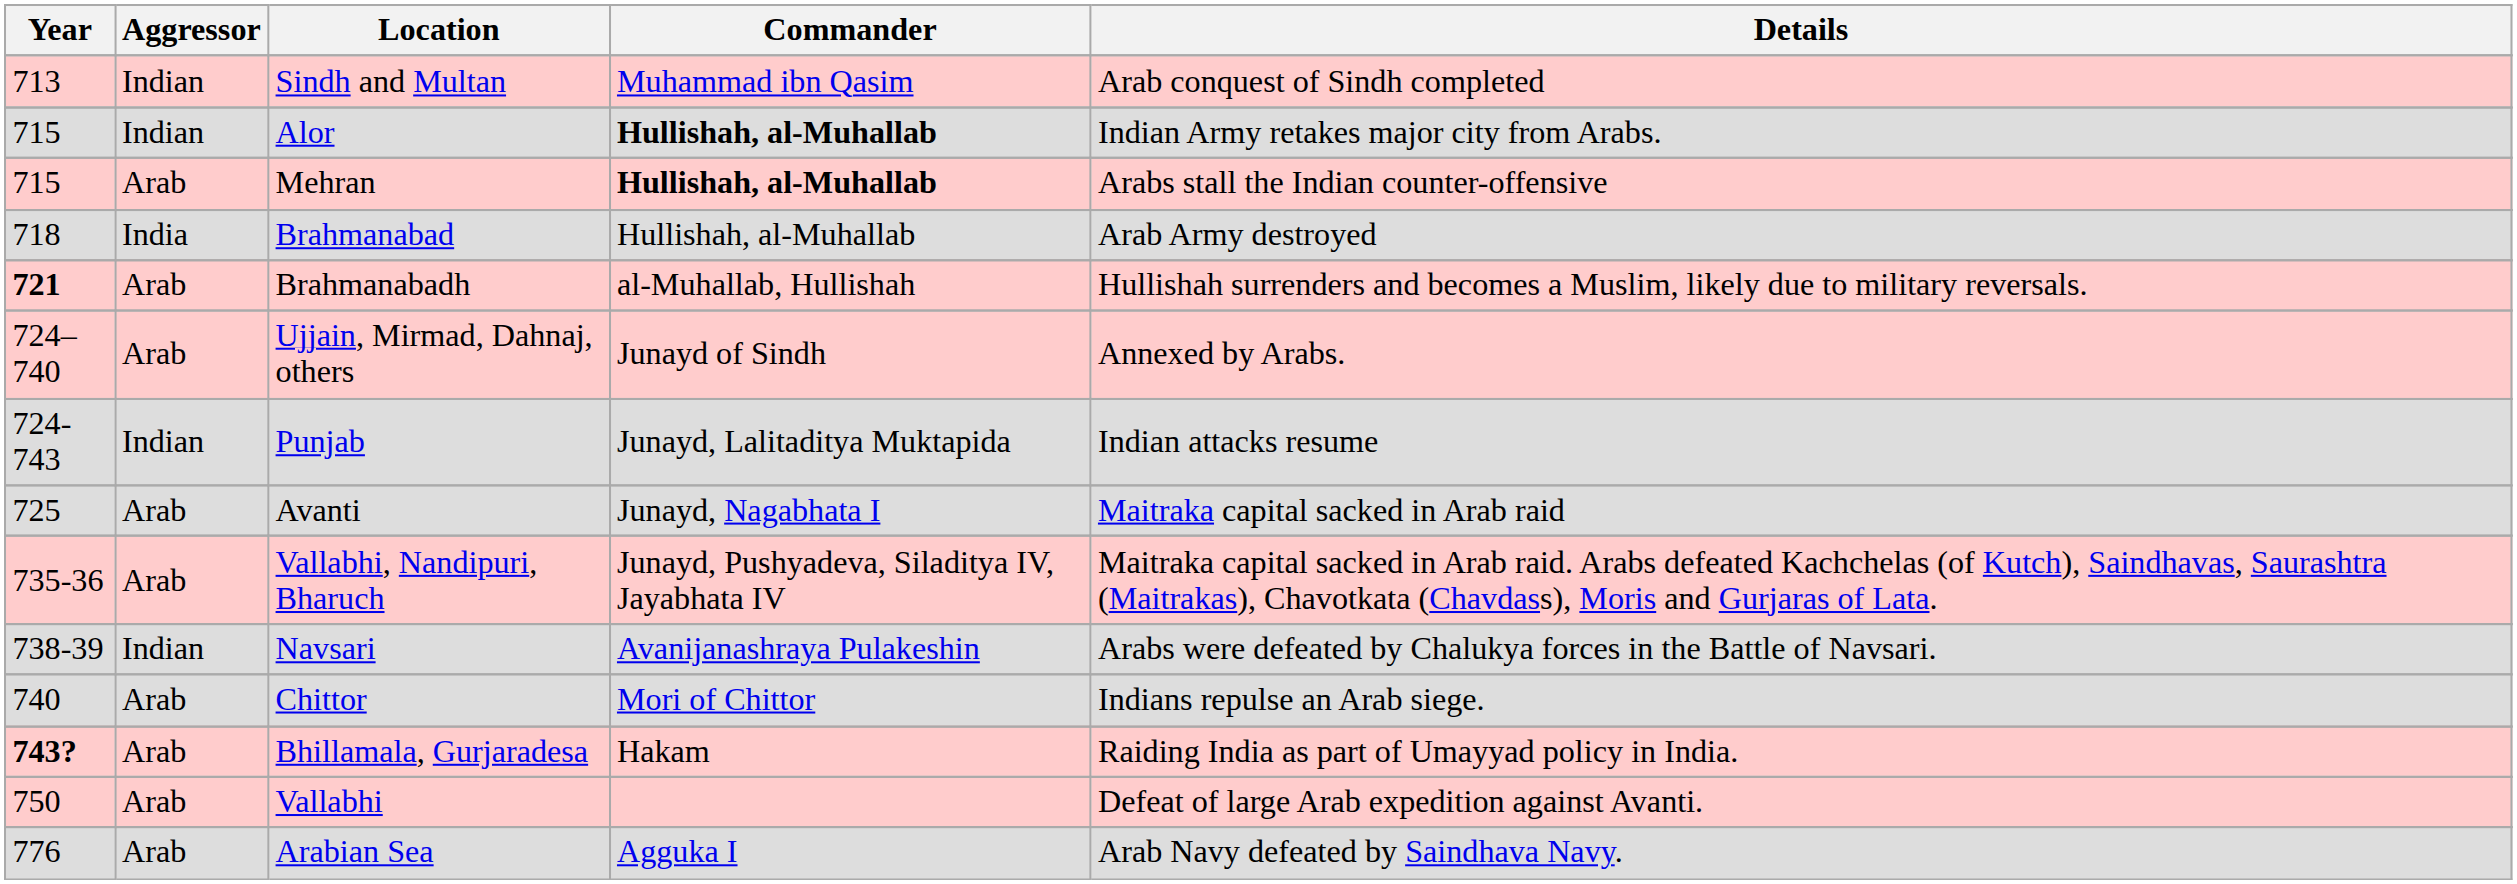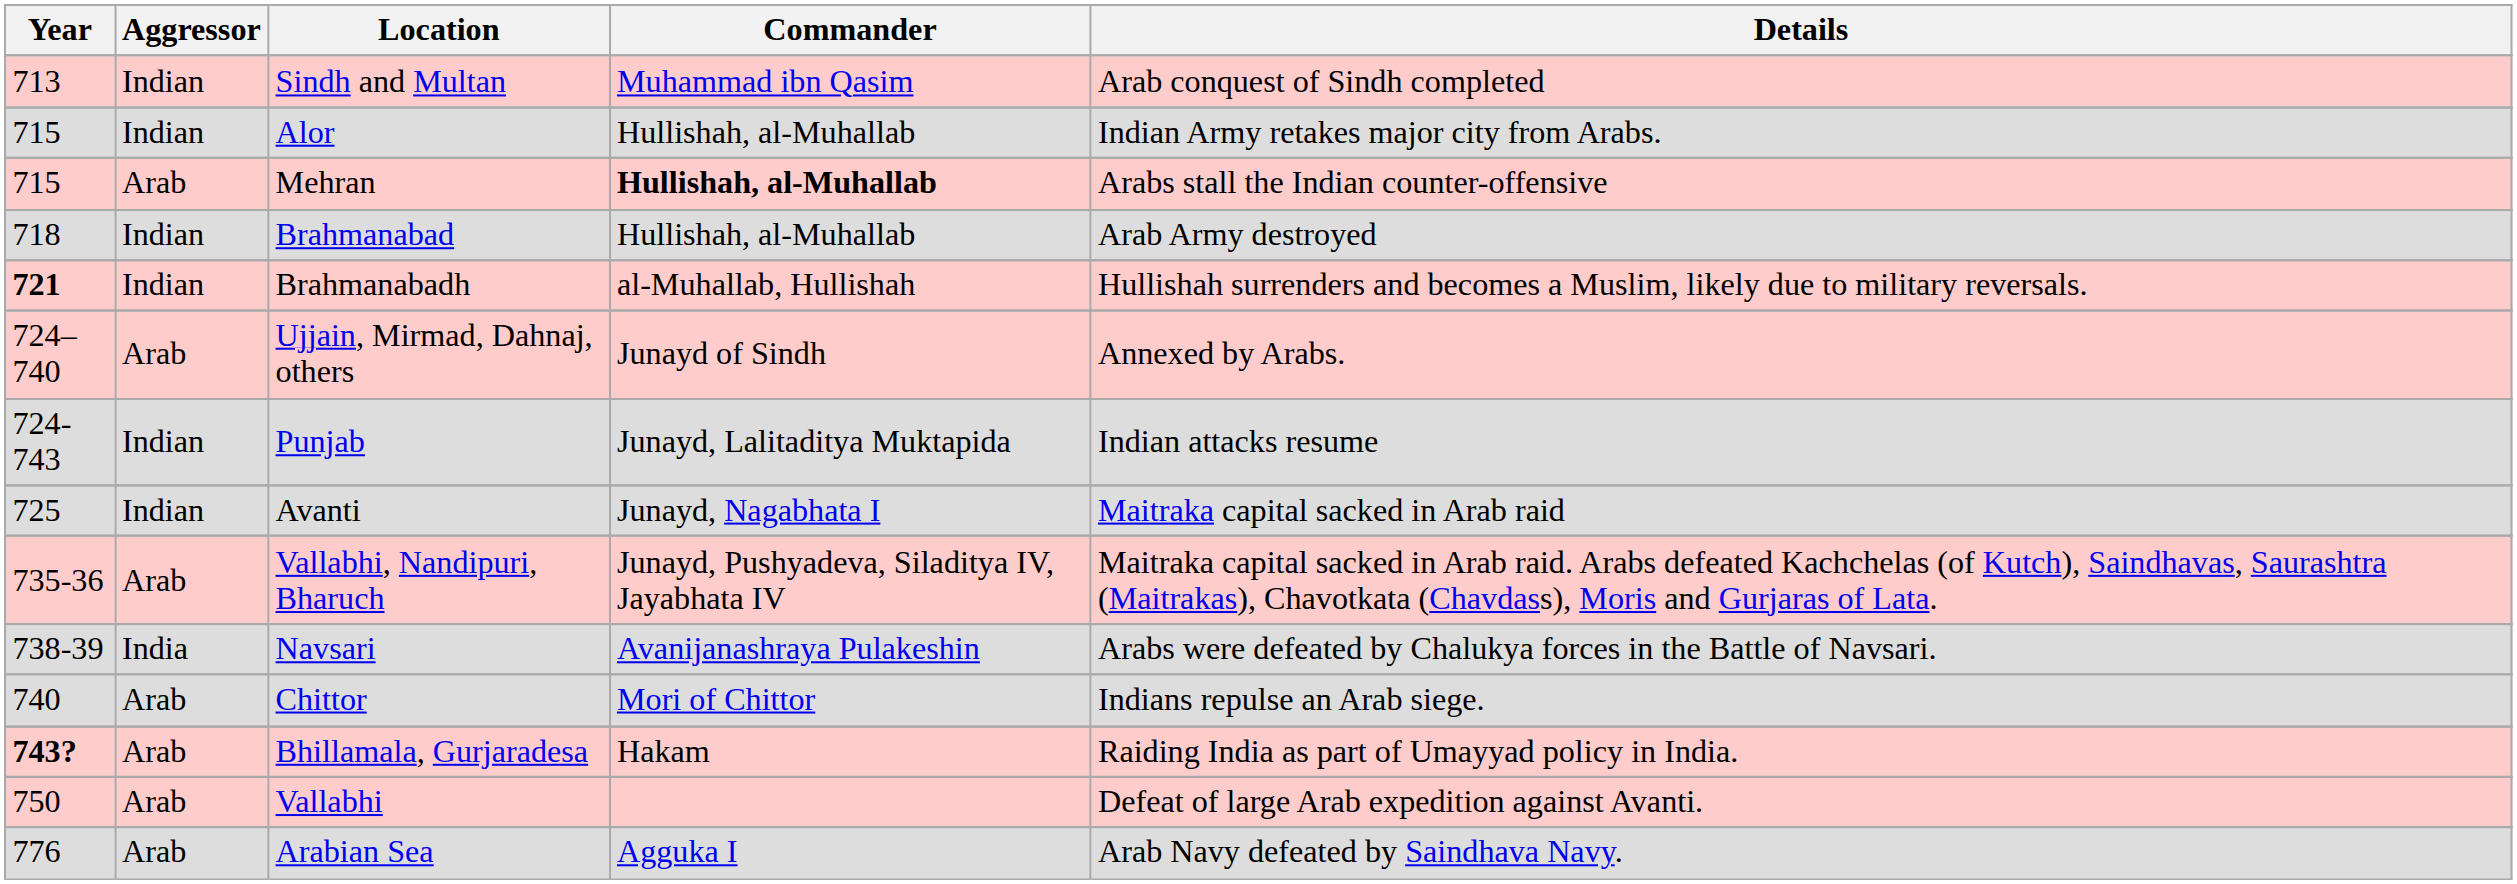(777, 132) bold -> (766, 132) normal
(155, 234) India -> (163, 234) Indian
(154, 285) Arab -> (163, 285) Indian
(154, 510) Arab -> (163, 510) Indian
(163, 648) Indian -> (155, 648) India
